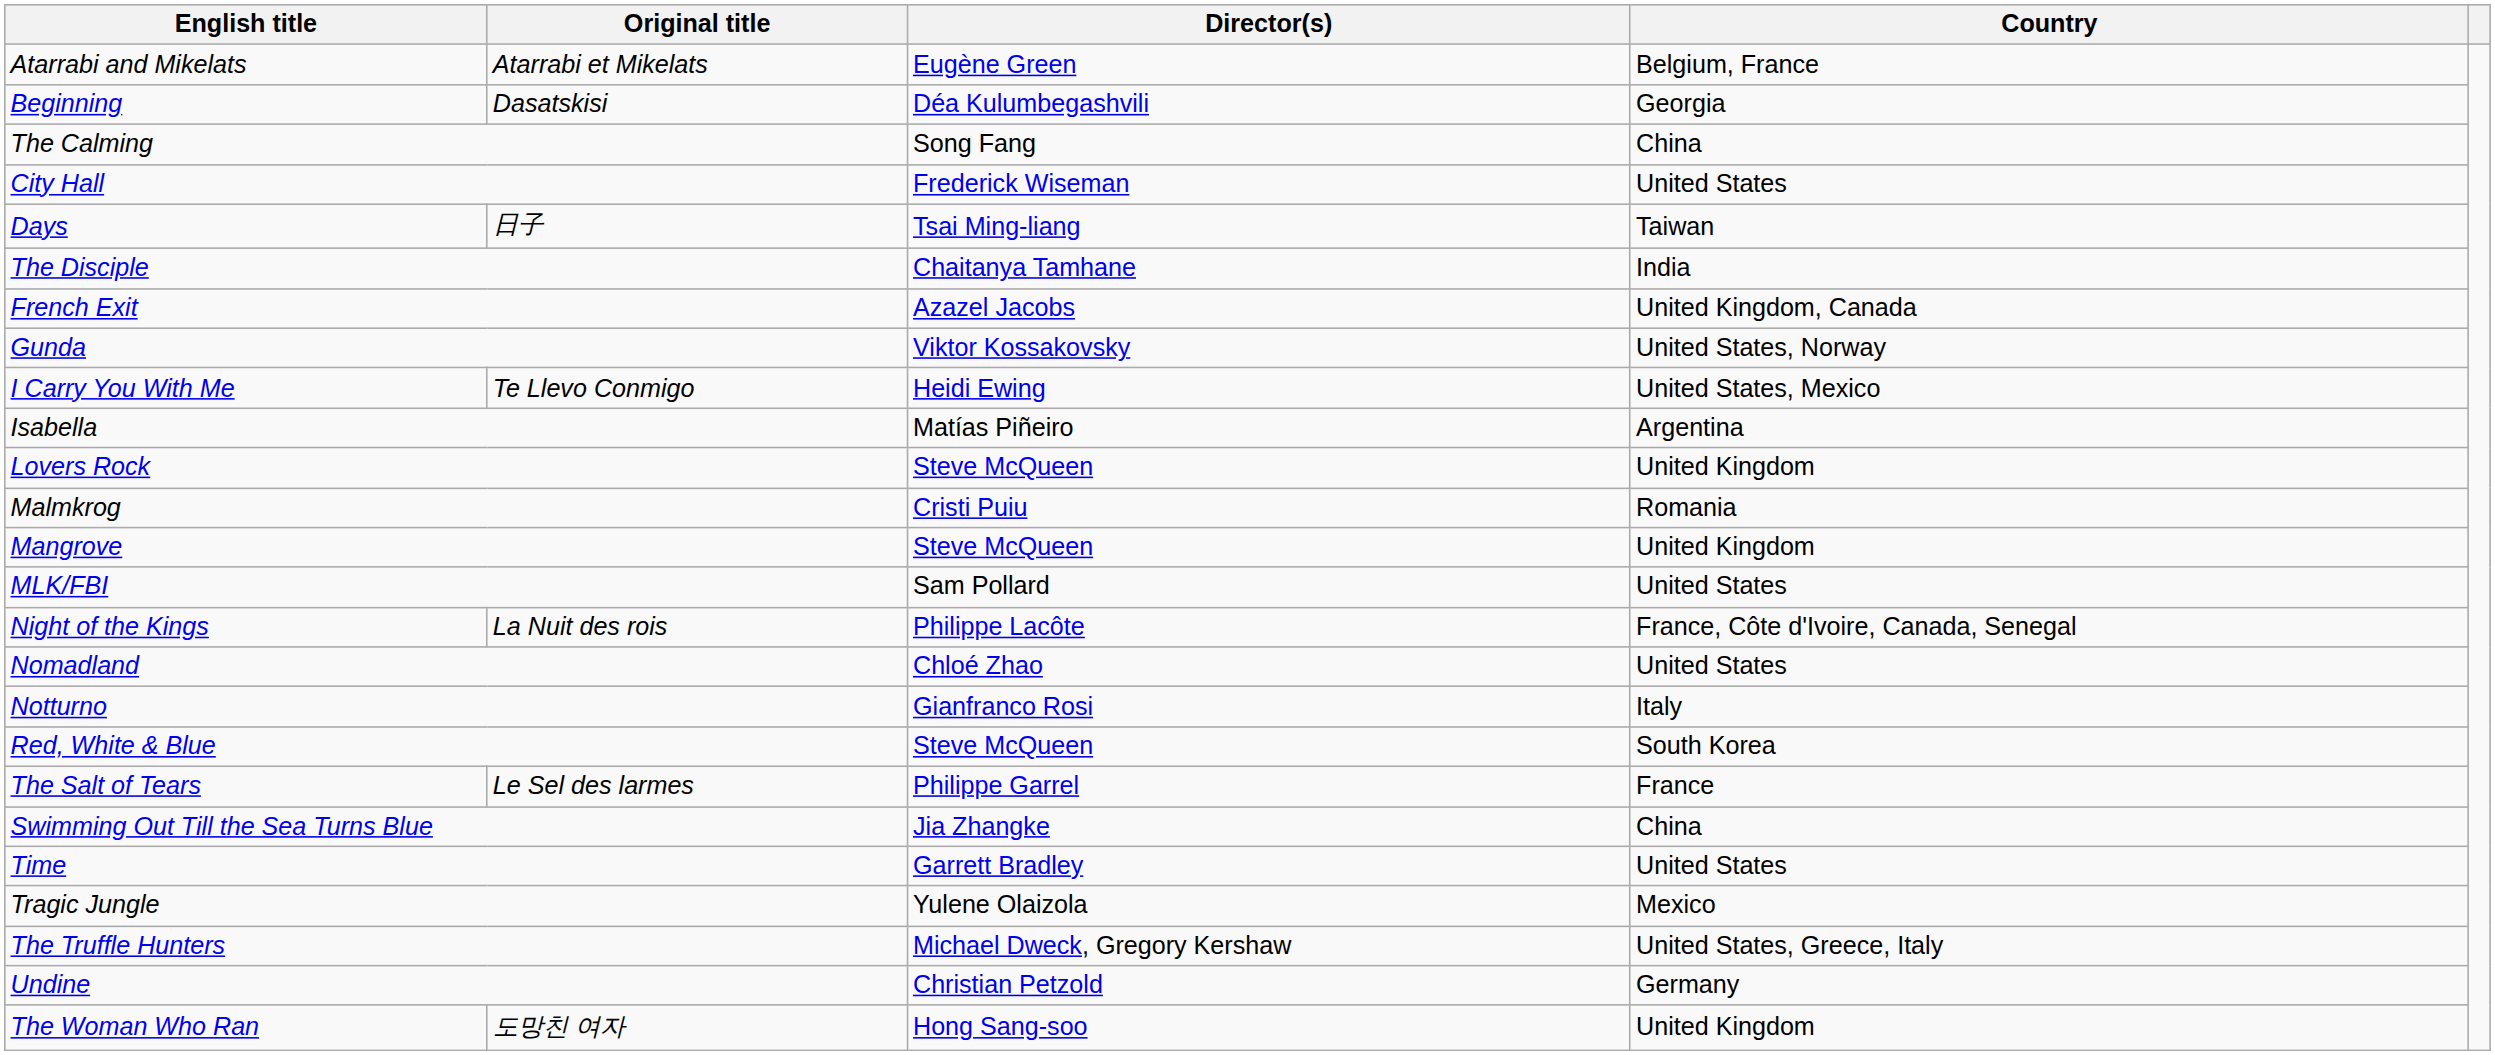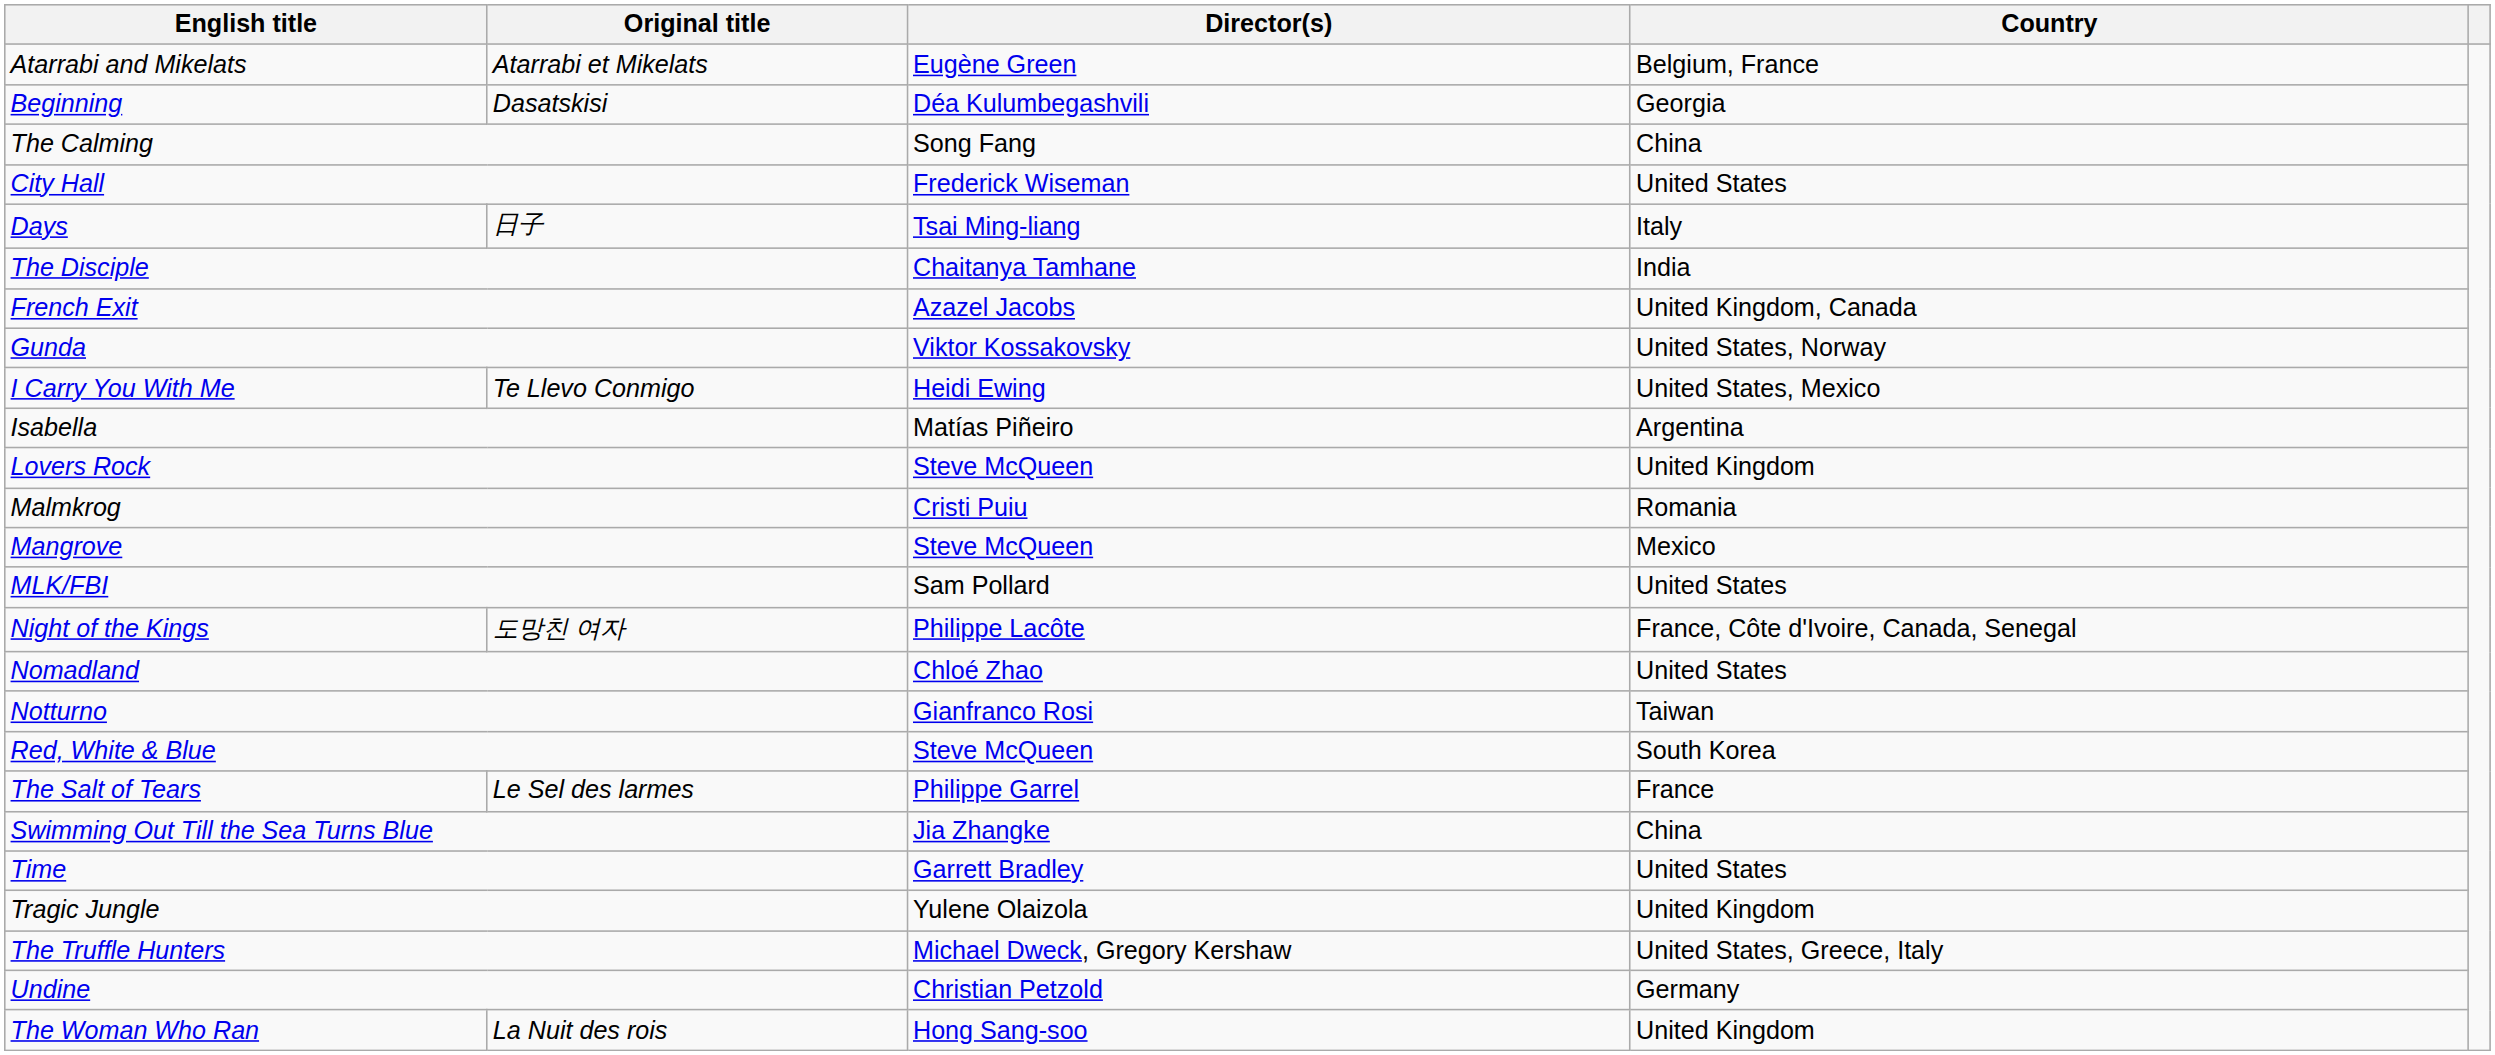(1675, 225) Taiwan -> (1659, 225) Italy
(1725, 547) United Kingdom -> (1676, 547) Mexico
(580, 626) La Nuit des rois -> (559, 628) 도망친 여자
(1659, 706) Italy -> (1675, 711) Taiwan
(1676, 905) Mexico -> (1725, 910) United Kingdom
(559, 1026) 도망친 여자 -> (580, 1029) La Nuit des rois
